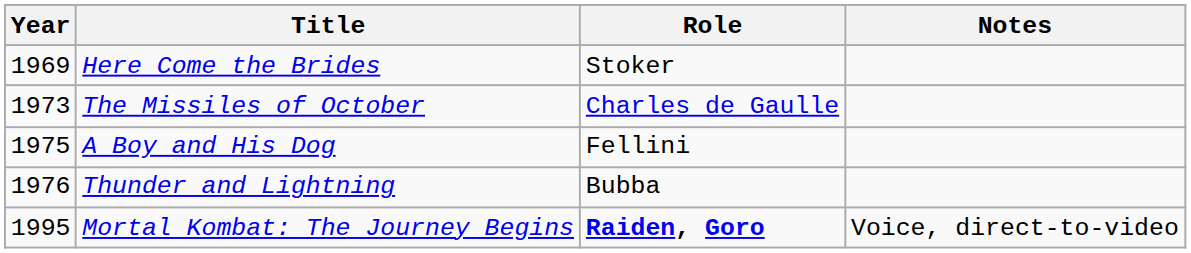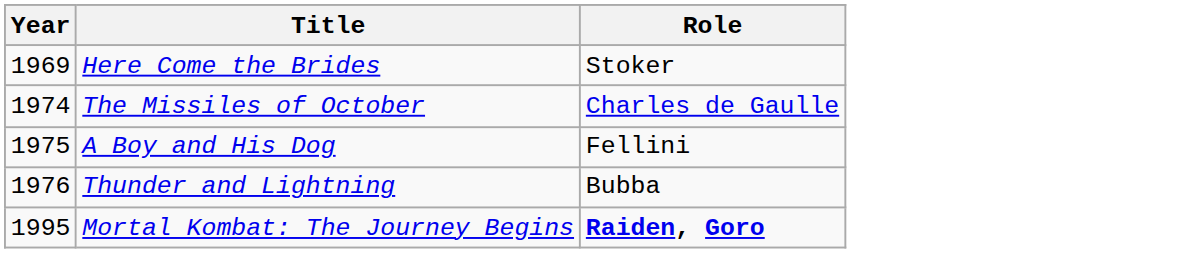- column: (1015, 25)
(41, 106) 1973 -> (41, 106) 1974
